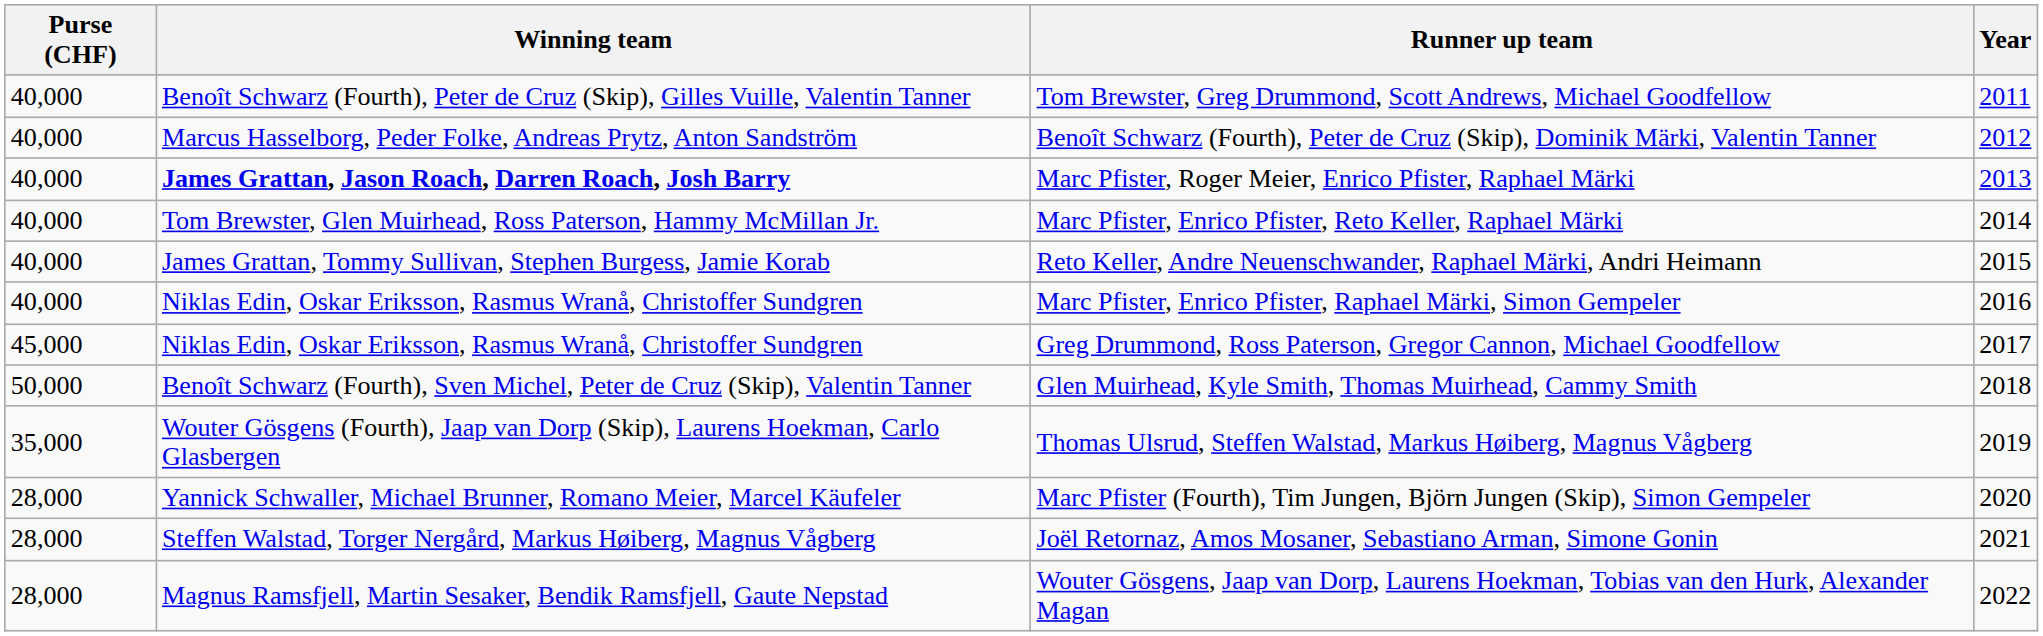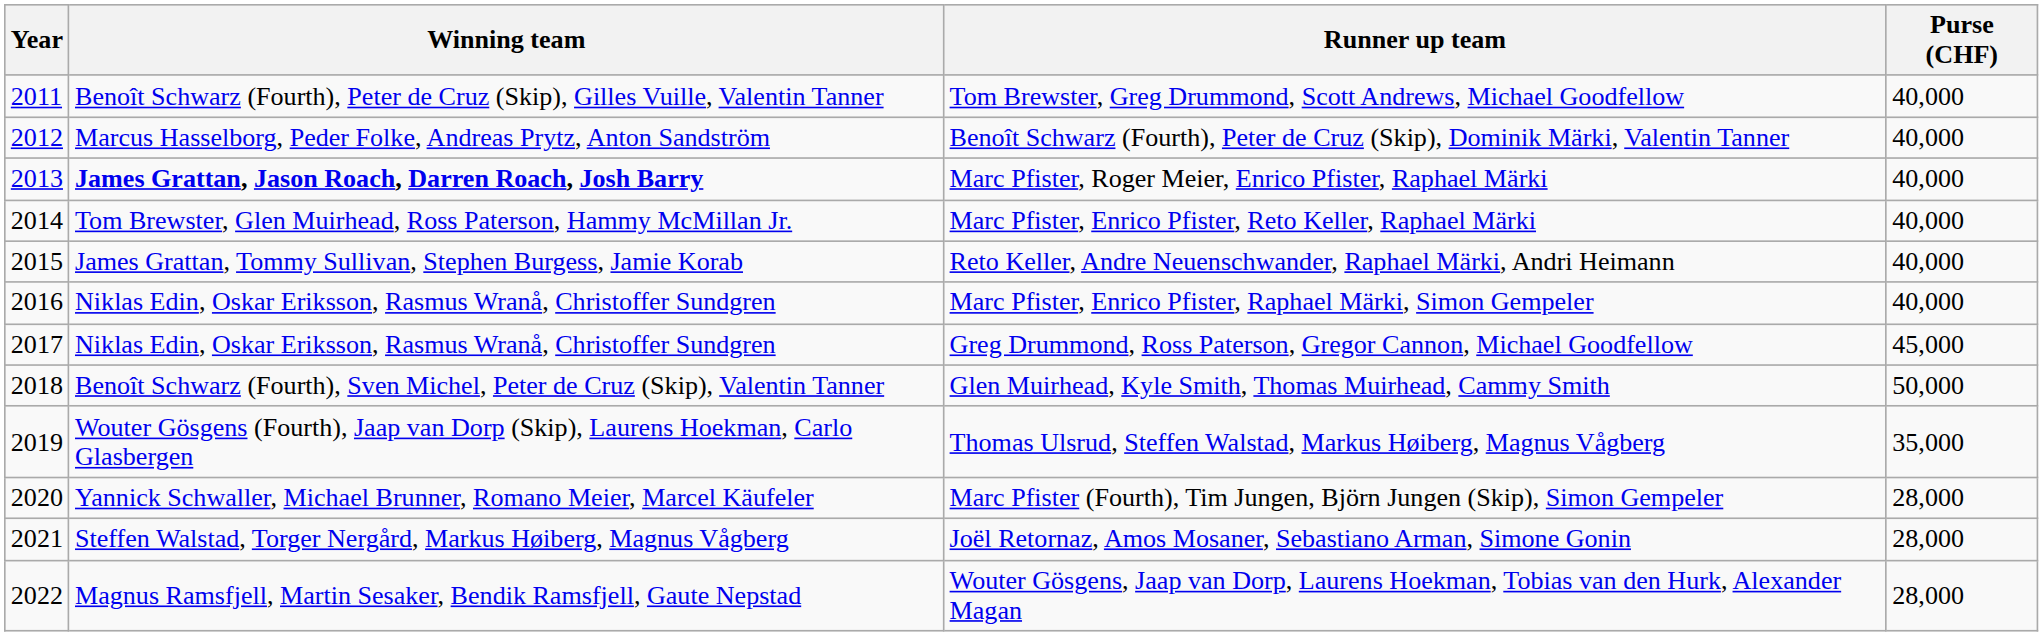columns swapped: (2005, 39) <-> (80, 39)
